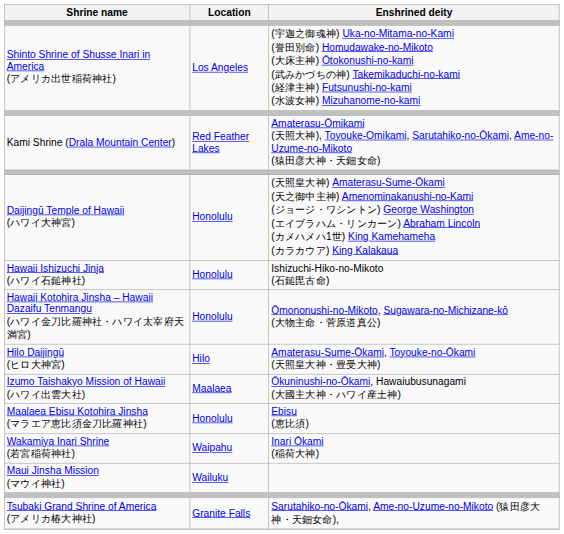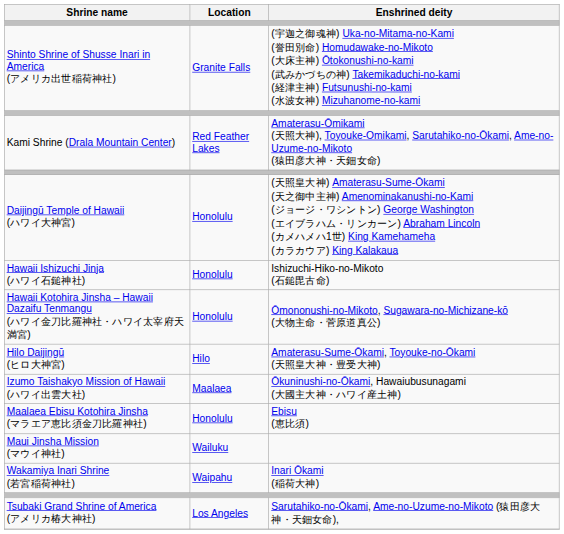(220, 68) Los Angeles -> (221, 68) Granite Falls
rows swapped: (53, 477) <-> (58, 447)
(221, 513) Granite Falls -> (220, 513) Los Angeles
